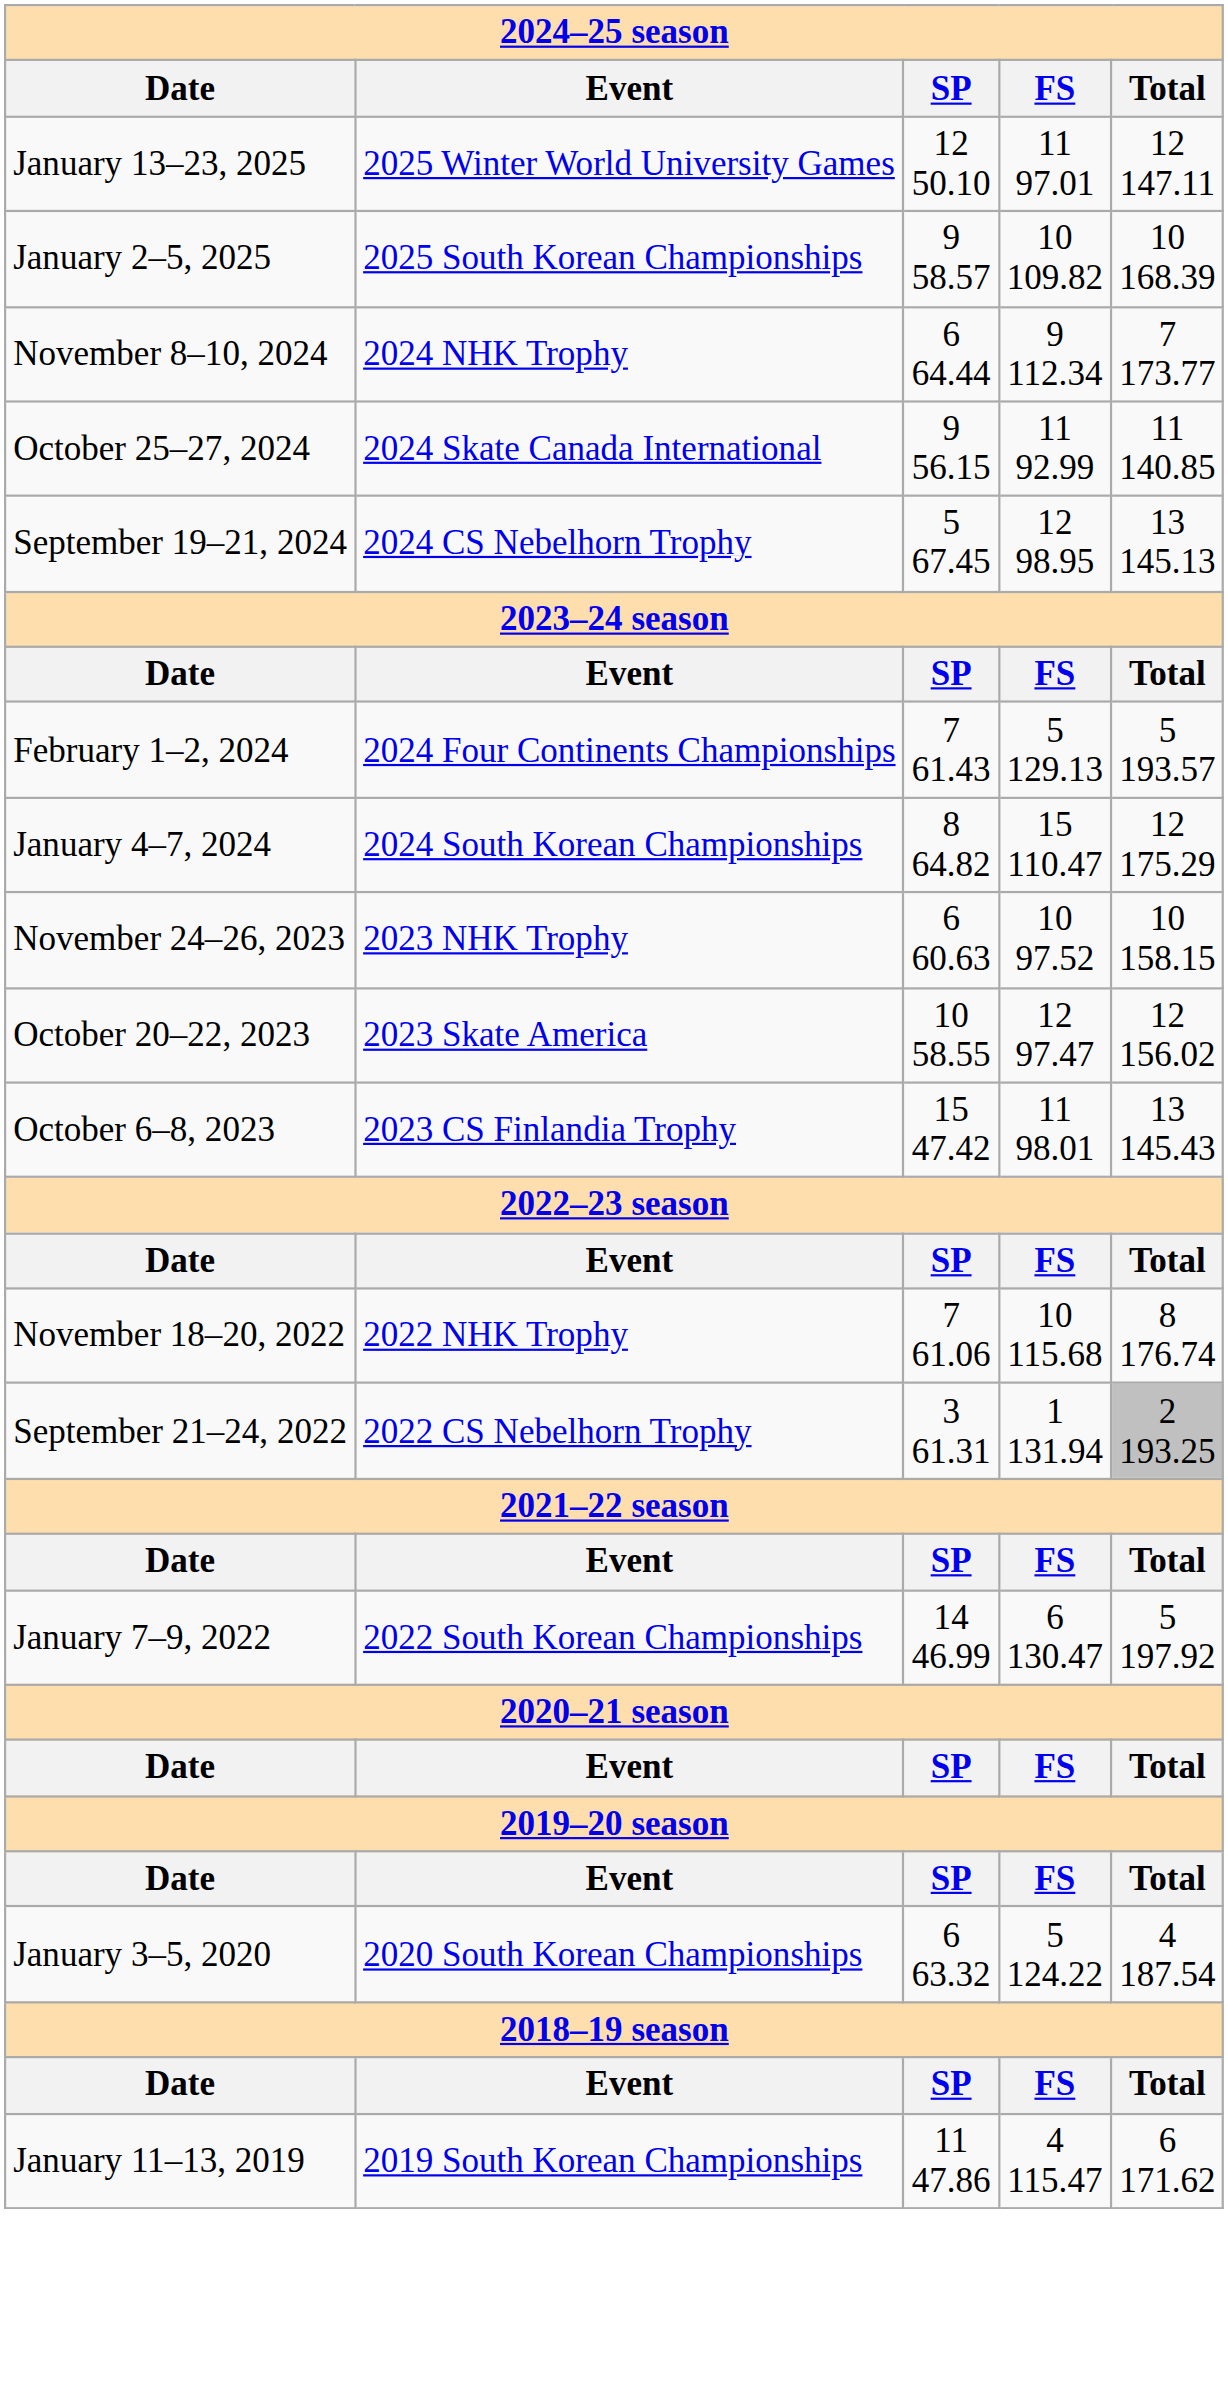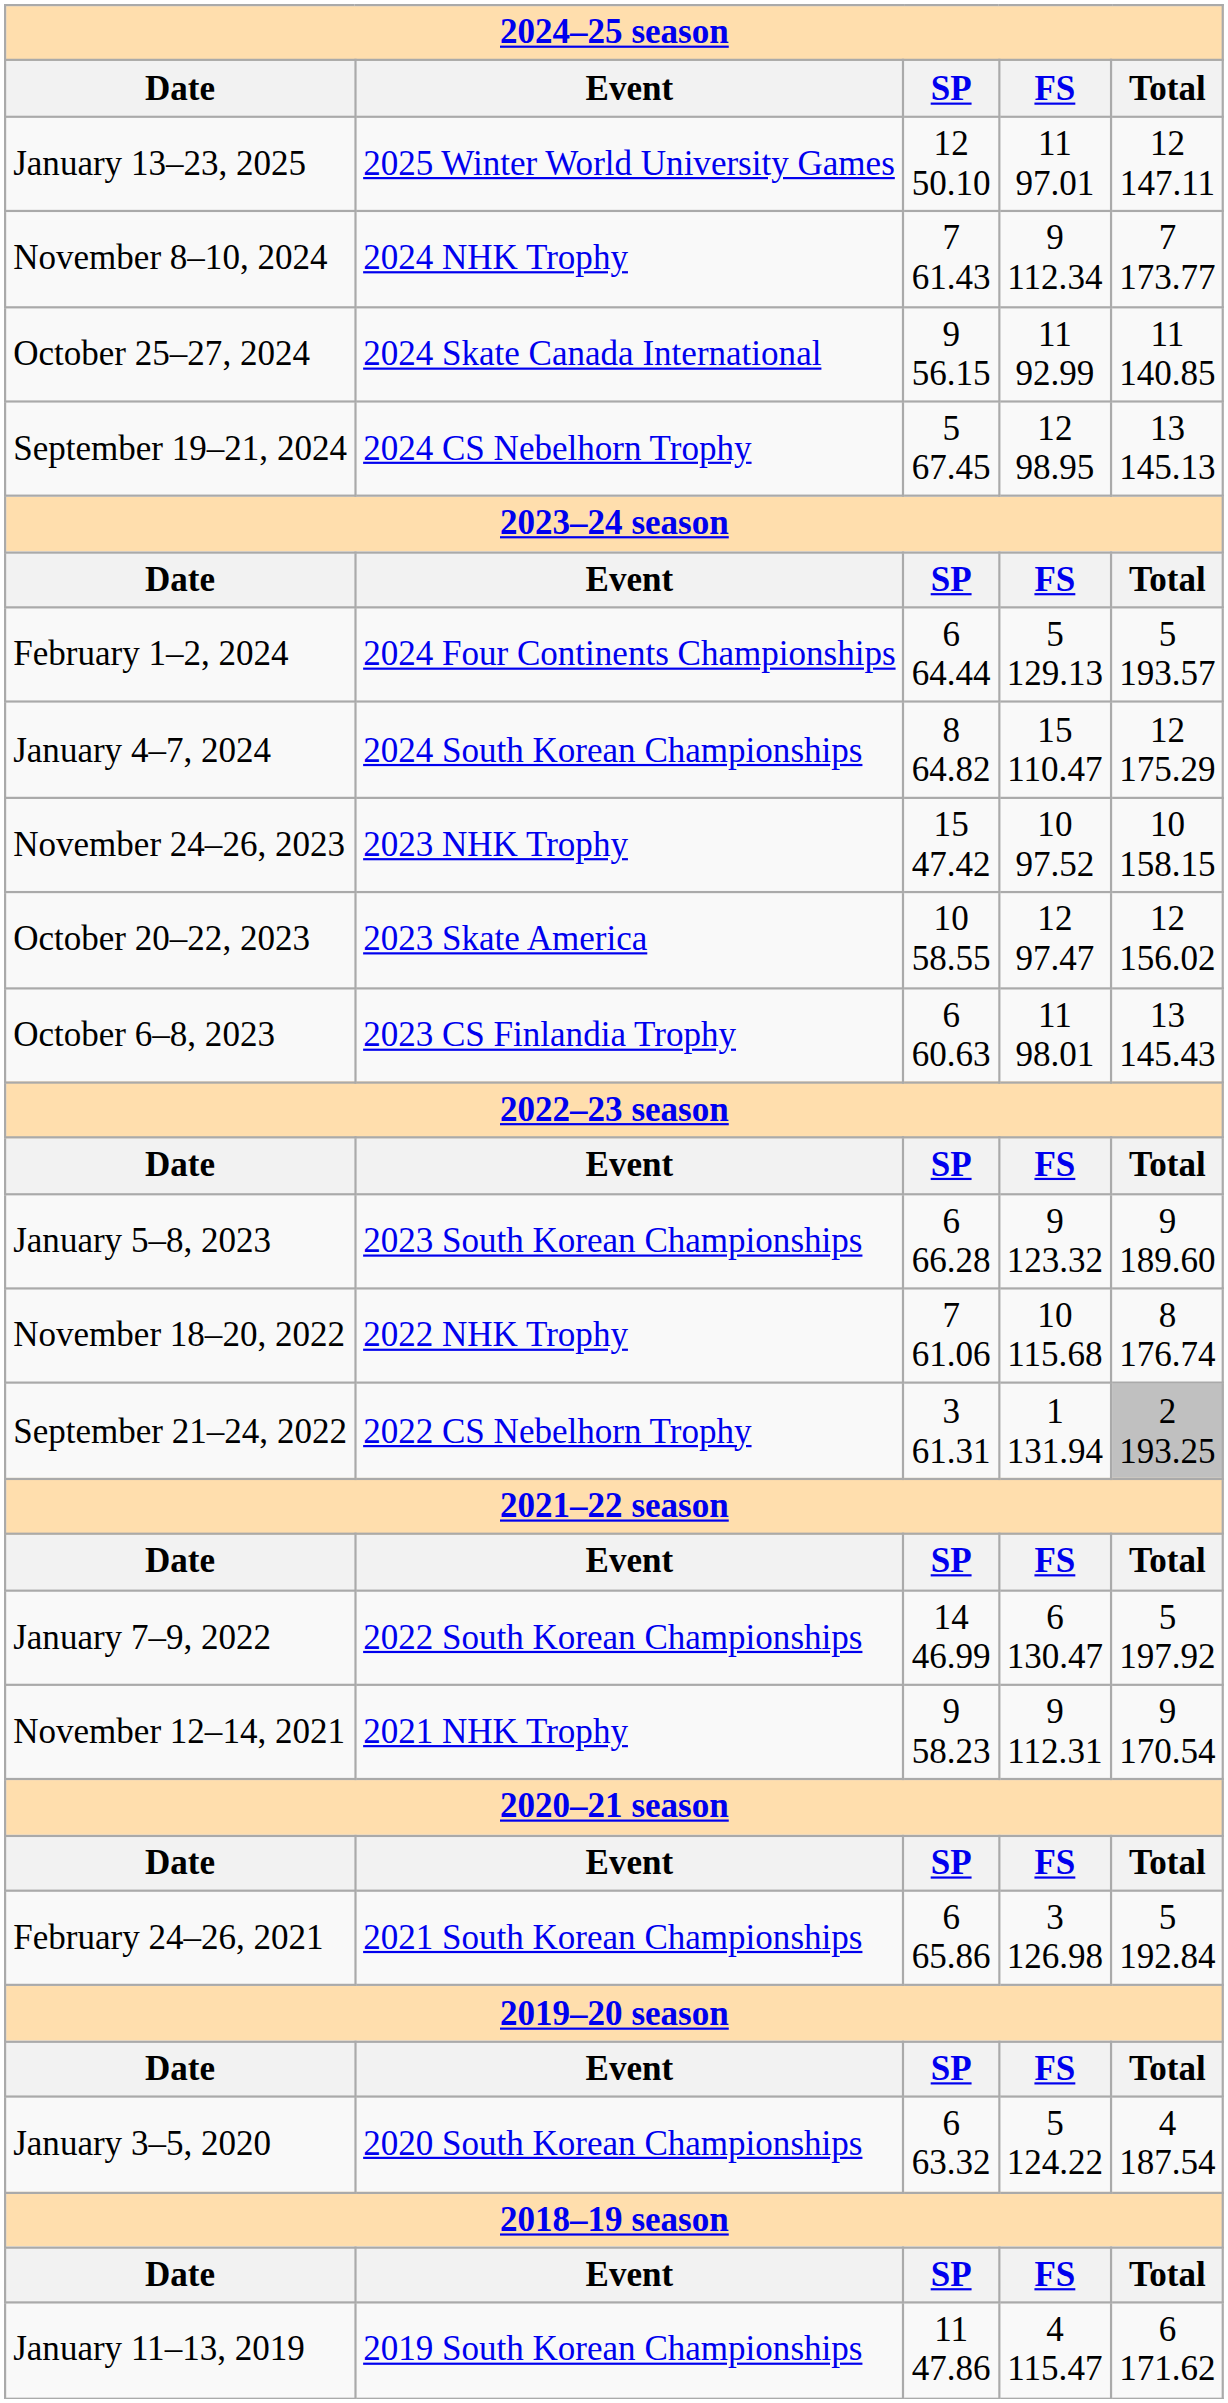- row: (142, 258)
(951, 353) 6 64.44 -> (951, 258) 7 61.43
(951, 749) 7 61.43 -> (951, 654) 6 64.44
(951, 939) 6 60.63 -> (951, 844) 15 47.42
(951, 1129) 15 47.42 -> (951, 1034) 6 60.63
+ row: (142, 1240)
+ row: (179, 1731)
+ row: (168, 1937)
